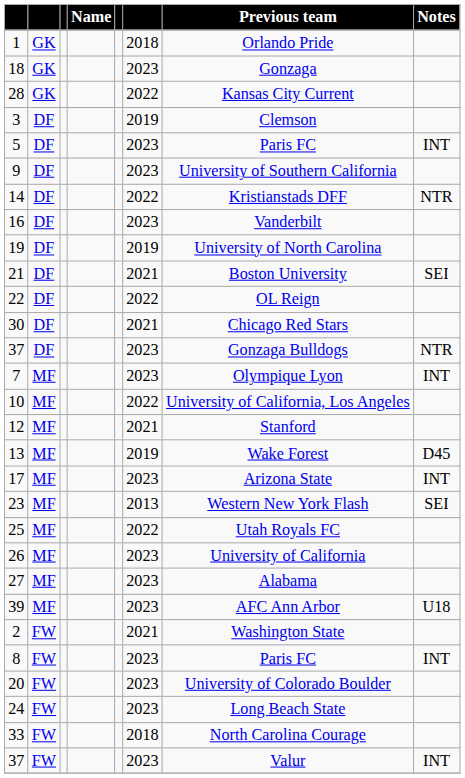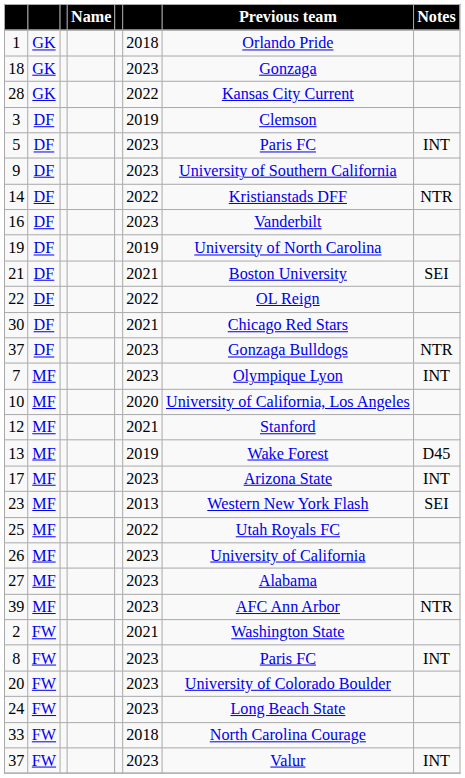(142, 401) 2022 -> (142, 401) 2020
(436, 606) U18 -> (436, 606) NTR
